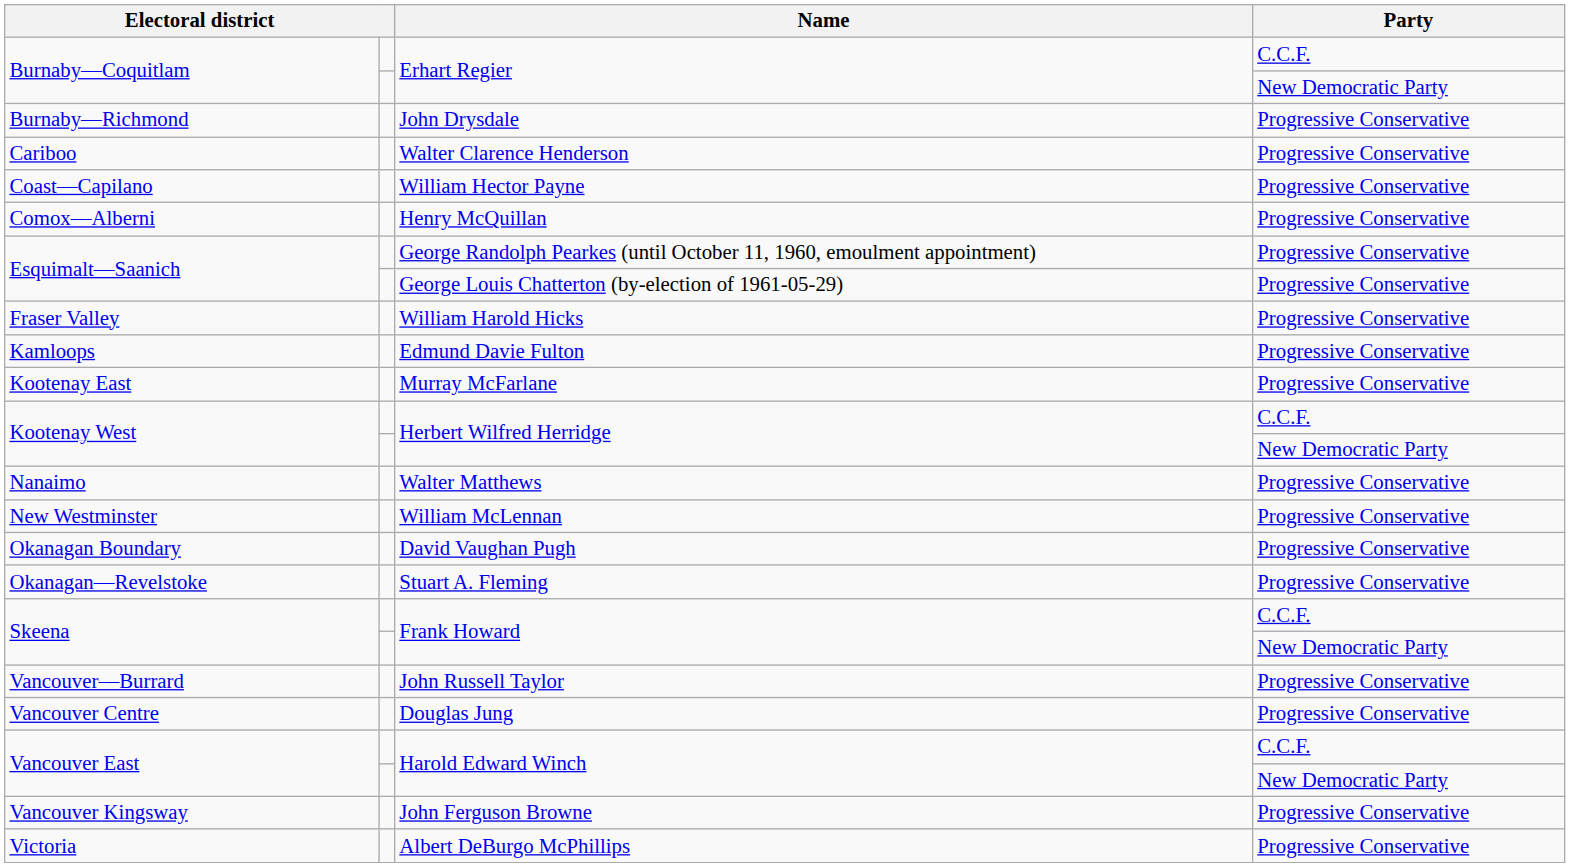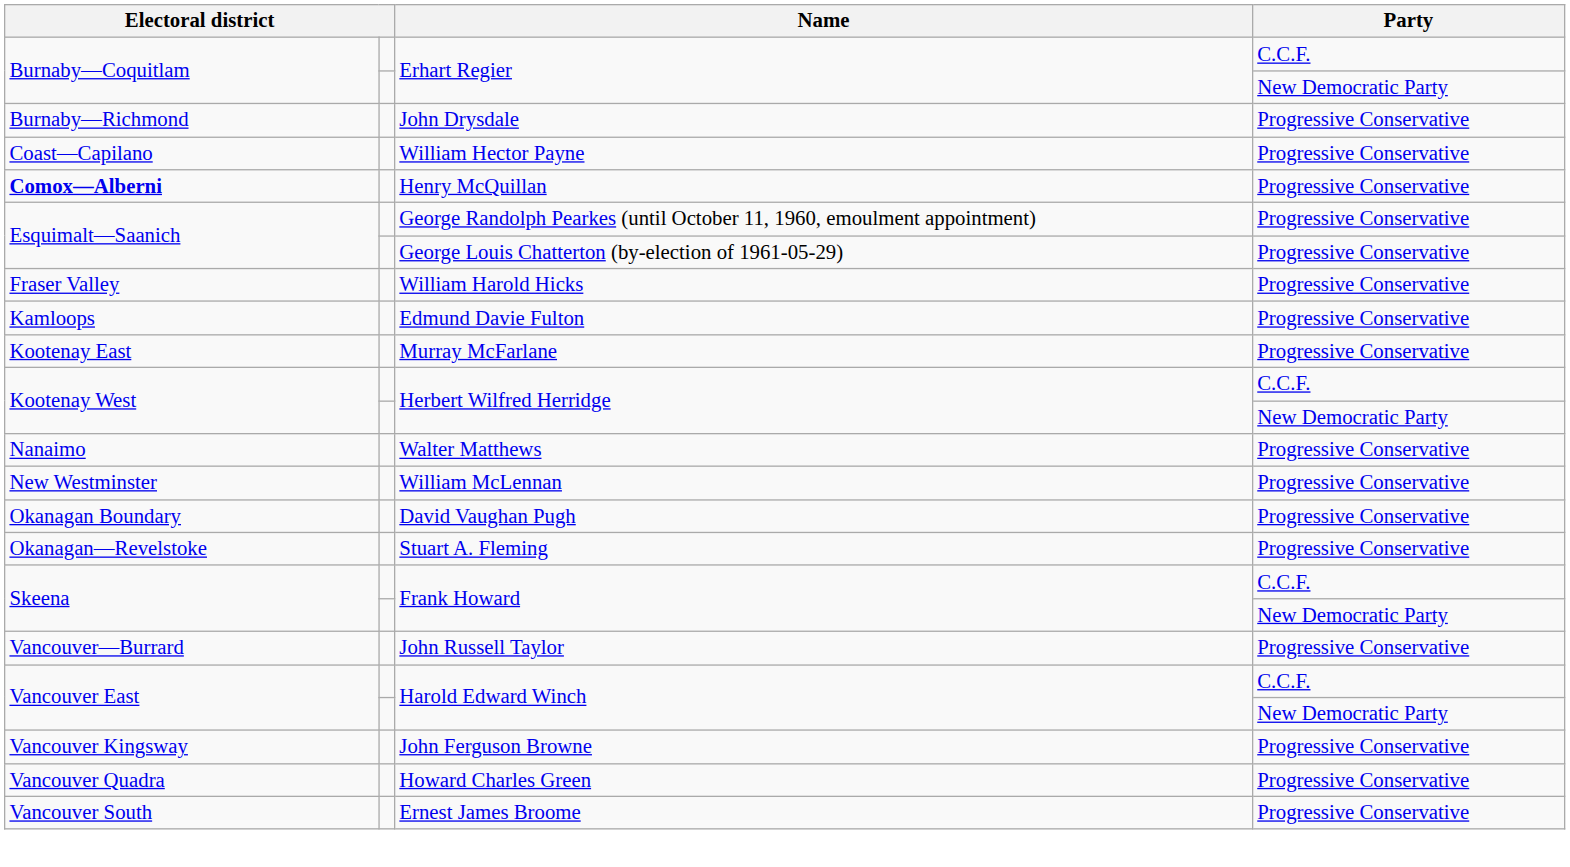- row: (514, 152)
(82, 218) normal -> (86, 185) bold
- row: (456, 713)
+ row: (495, 779)
+ row: (490, 812)
- row: (515, 845)
